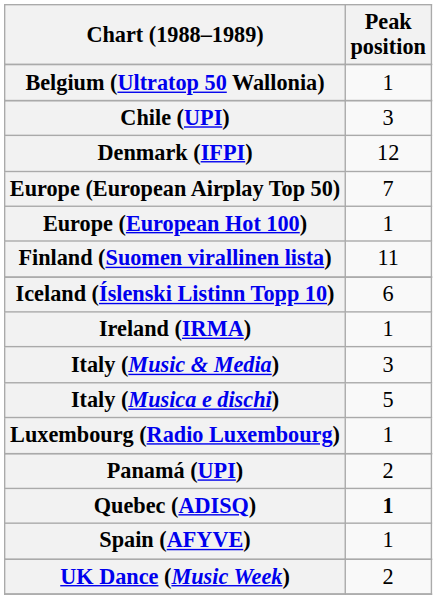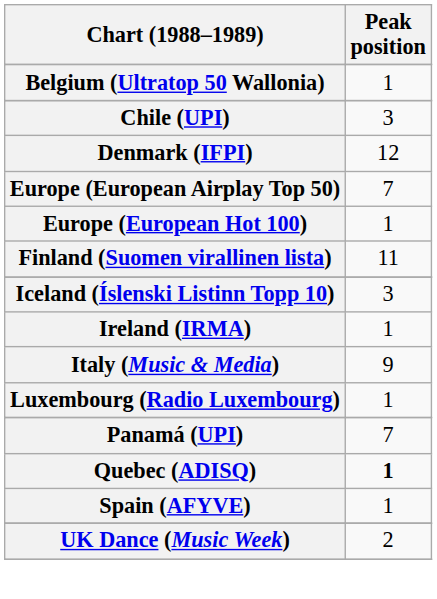(388, 294) 6 -> (388, 294) 3
(388, 364) 3 -> (388, 364) 9
- row: (175, 399)
(388, 470) 2 -> (388, 435) 7
